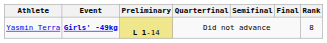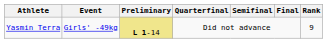(91, 27) bold -> (91, 27) normal
(312, 27) 8 -> (312, 27) 9
